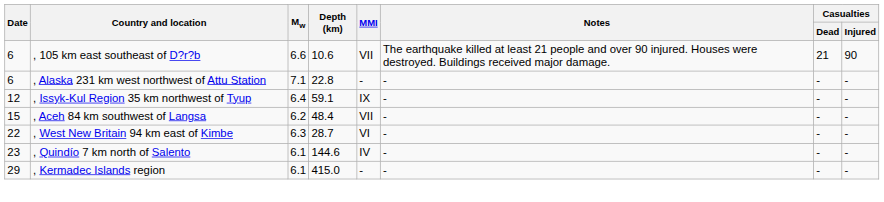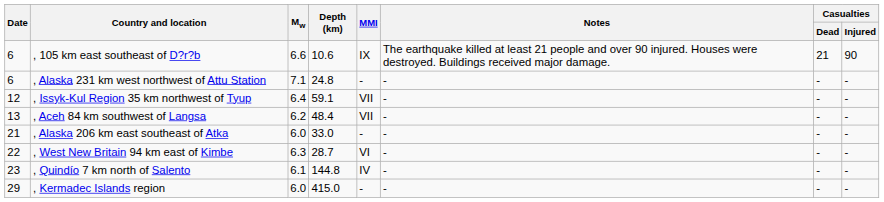(366, 55) VII -> (365, 55) IX
(322, 80) 22.8 -> (322, 80) 24.8
(365, 98) IX -> (366, 98) VII
(14, 116) 15 -> (14, 116) 13
+ row: (131, 134)
(326, 152) 144.6 -> (326, 170) 144.8
(298, 170) 6.1 -> (298, 188) 6.0
